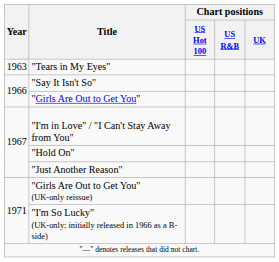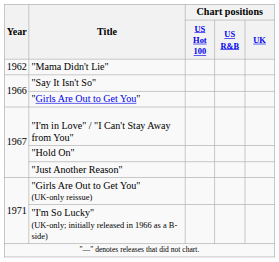+ row: (70, 67)
- row: (71, 67)
